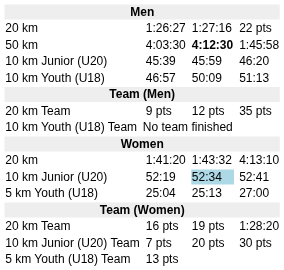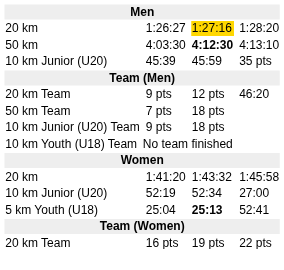(212, 28) no background -> (212, 28) gold background
(256, 28) 22 pts -> (259, 28) 1:28:20
(259, 45) 1:45:58 -> (259, 45) 4:13:10
(254, 61) 46:20 -> (256, 61) 35 pts
- row: (55, 78)
(256, 111) 35 pts -> (254, 94) 46:20
+ row: (38, 111)
+ row: (72, 127)
(259, 160) 4:13:10 -> (259, 177) 1:45:58
(207, 177) lightblue background -> (207, 193) no background
(254, 177) 52:41 -> (254, 193) 27:00
(207, 193) normal -> (207, 210) bold
(254, 193) 27:00 -> (254, 210) 52:41
(259, 226) 1:28:20 -> (256, 243) 22 pts
- row: (72, 243)
- row: (68, 259)
